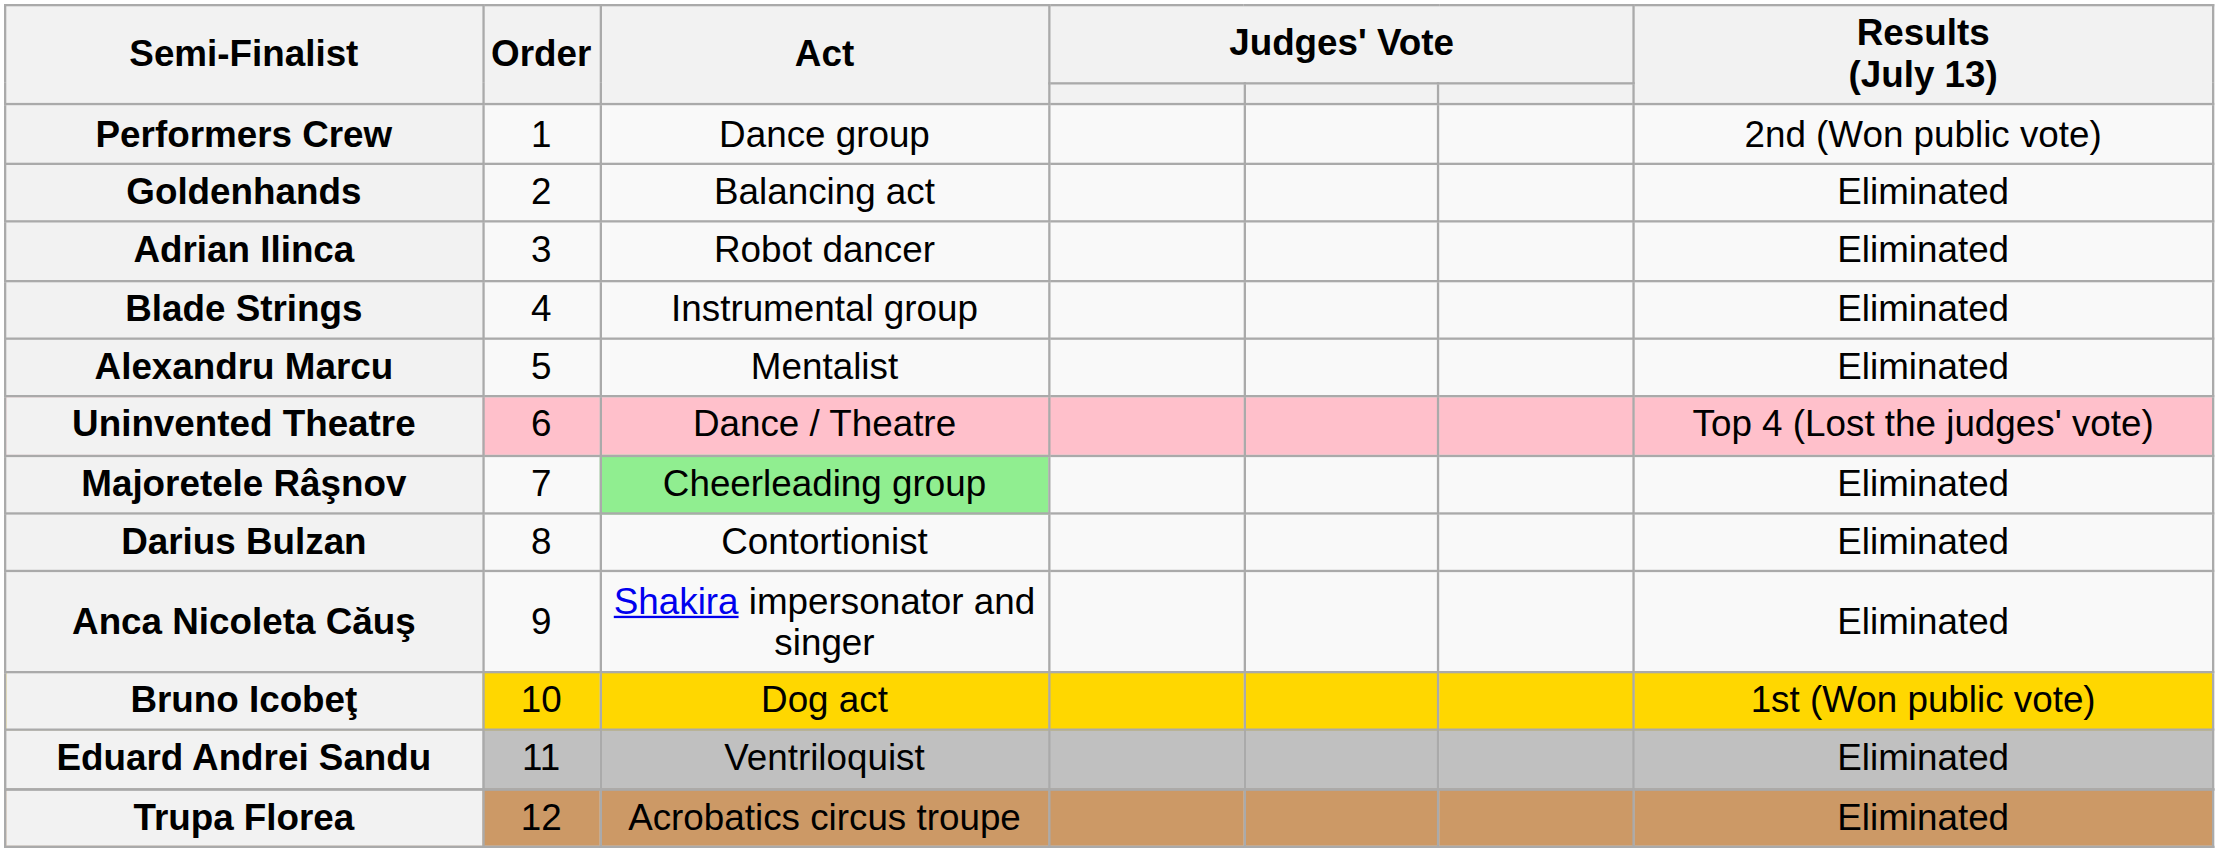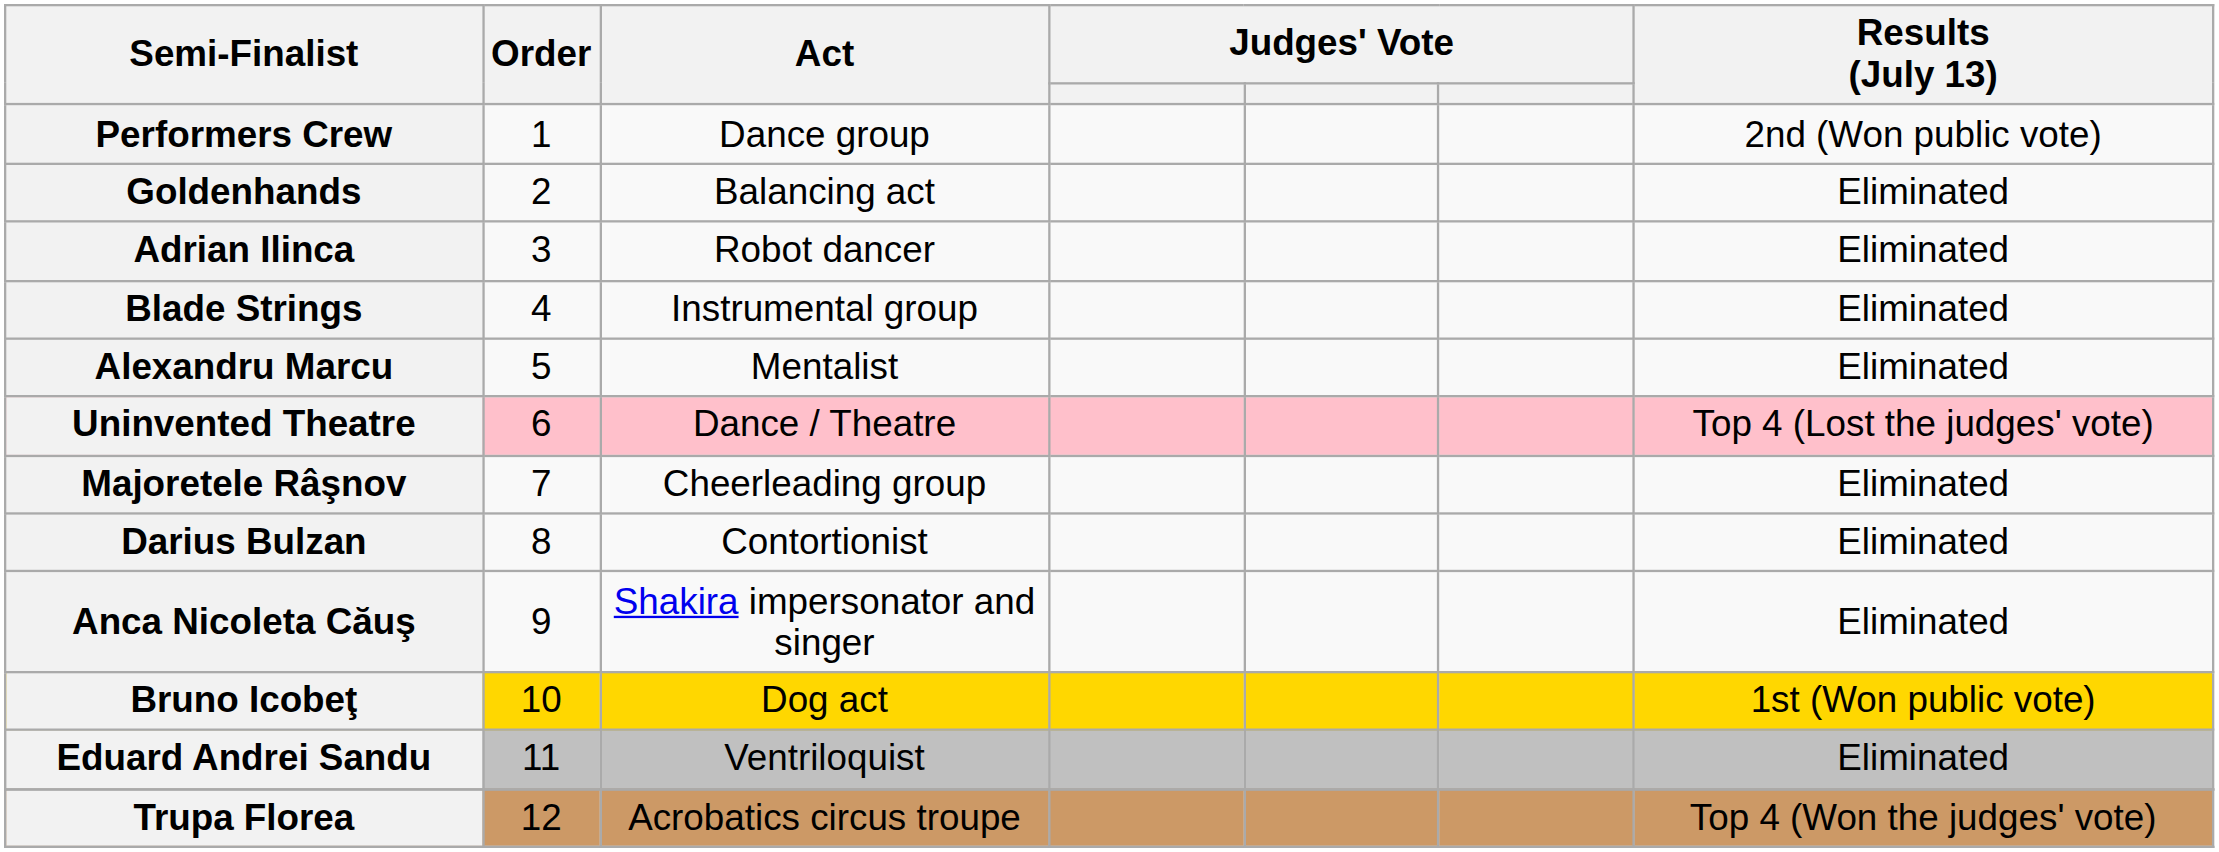(824, 483) lightgreen background -> (824, 483) no background
(1923, 816) Eliminated -> (1923, 816) Top 4 (Won the judges' vote)
